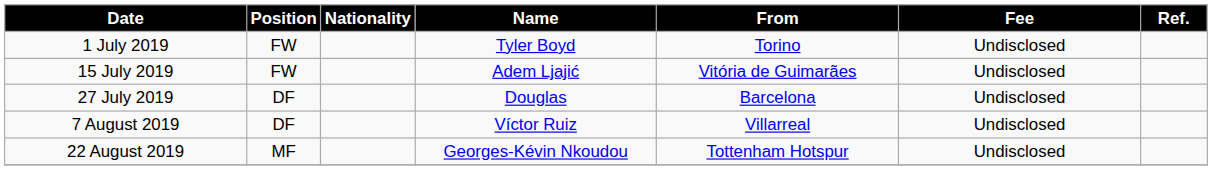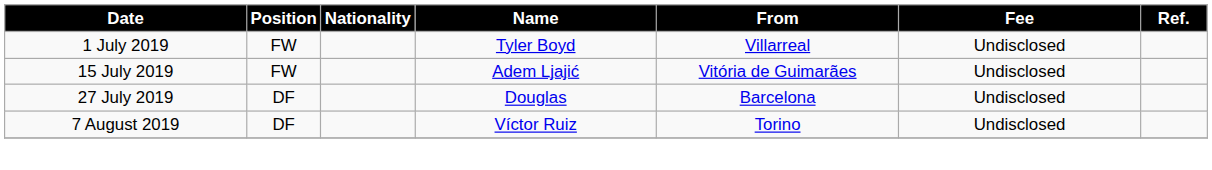(778, 45) Torino -> (778, 45) Villarreal
(778, 125) Villarreal -> (778, 125) Torino
- row: (126, 151)
